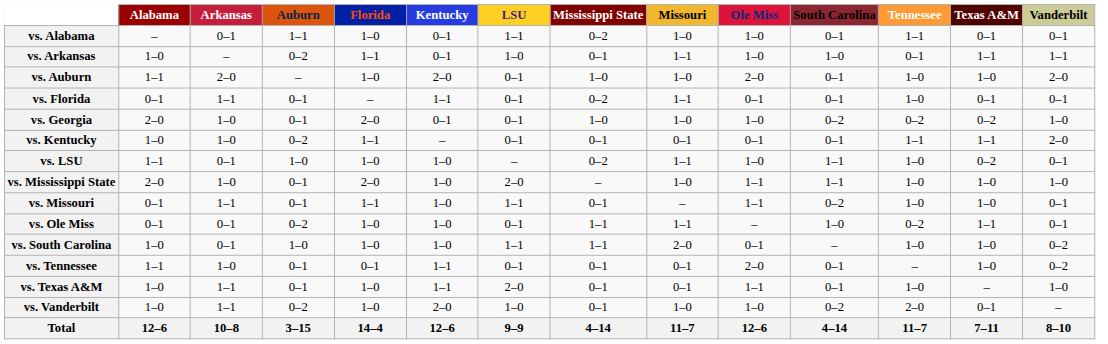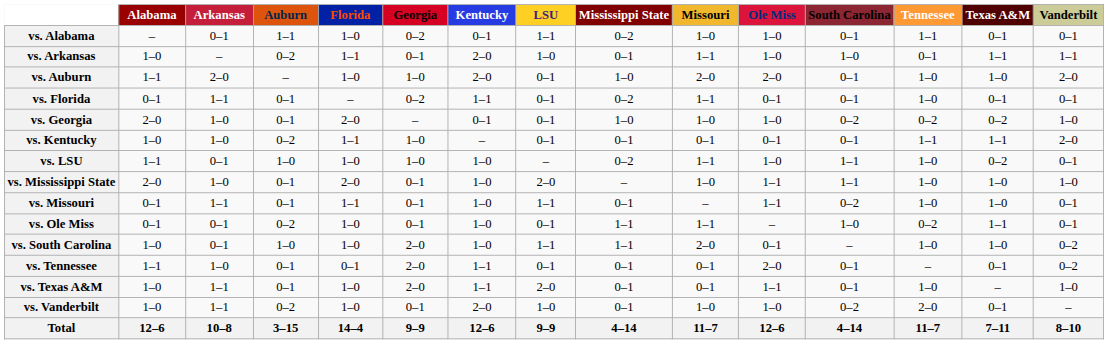+ column: (415, 15)
(442, 57) 0–1 -> (482, 57) 2–0
(682, 78) 1–0 -> (705, 78) 2–0
(987, 266) 1–0 -> (998, 266) 0–1
